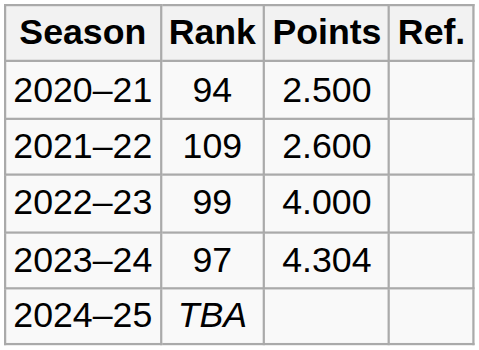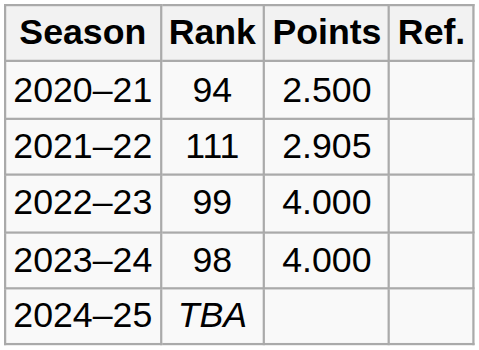(212, 145) 109 -> (212, 145) 111
(327, 145) 2.600 -> (327, 145) 2.905
(212, 259) 97 -> (212, 259) 98
(327, 259) 4.304 -> (327, 259) 4.000
